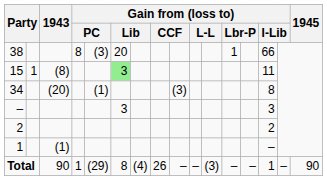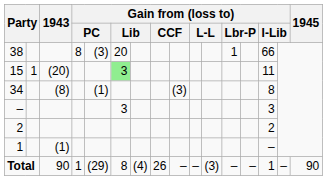(62, 71) (8) -> (59, 71) (20)
(59, 90) (20) -> (62, 90) (8)
